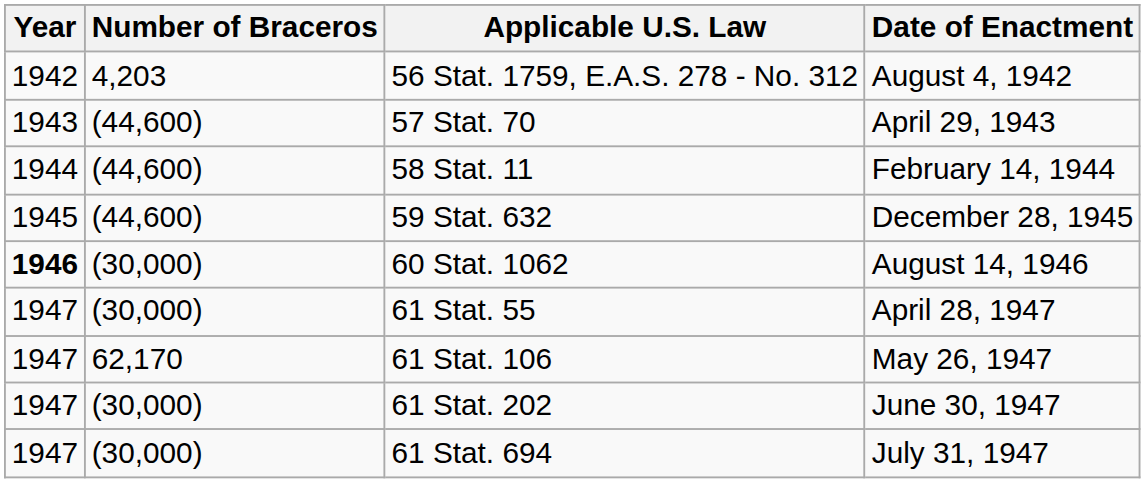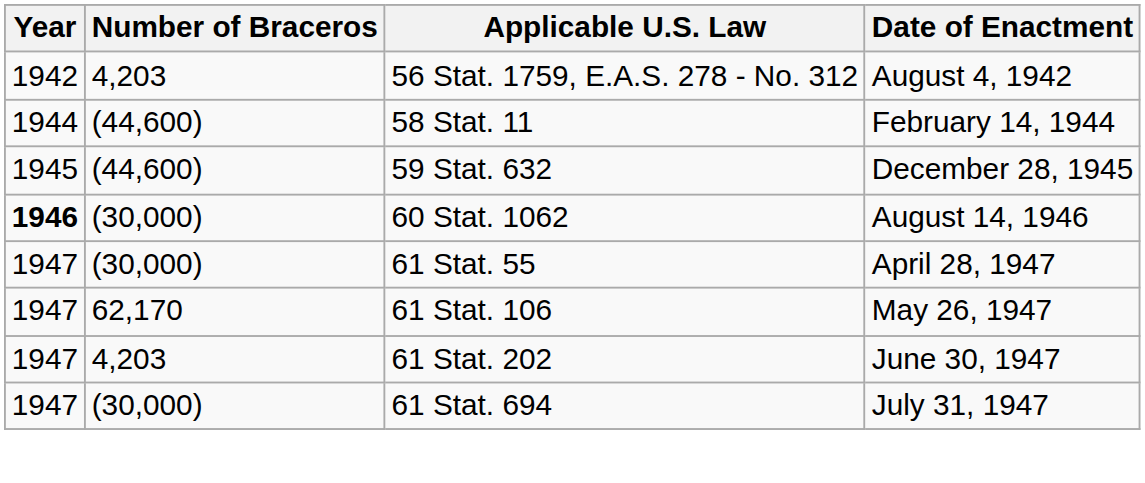- row: (464, 122)
(147, 405) (30,000) -> (129, 358) 4,203
